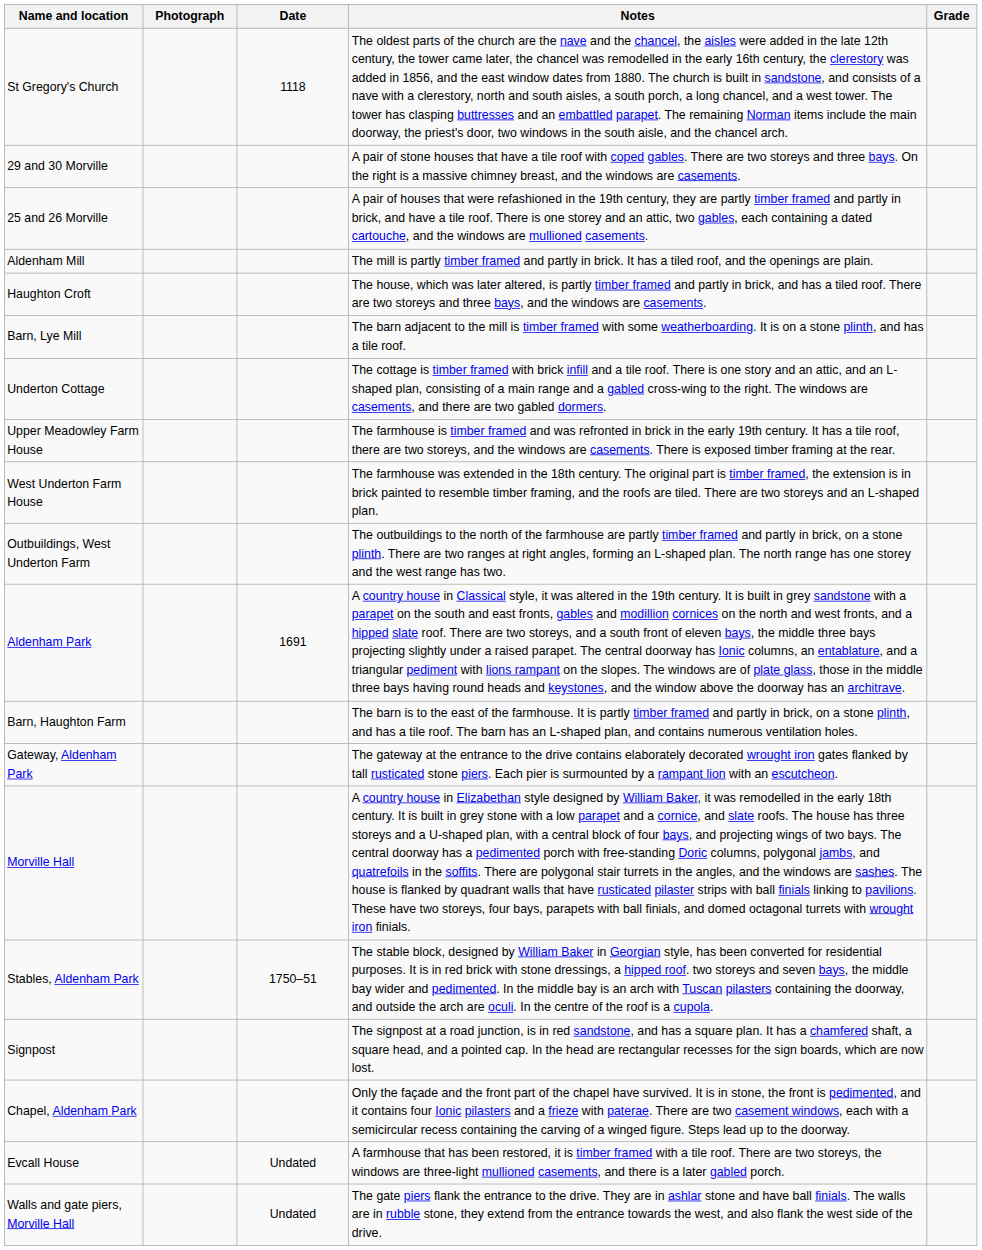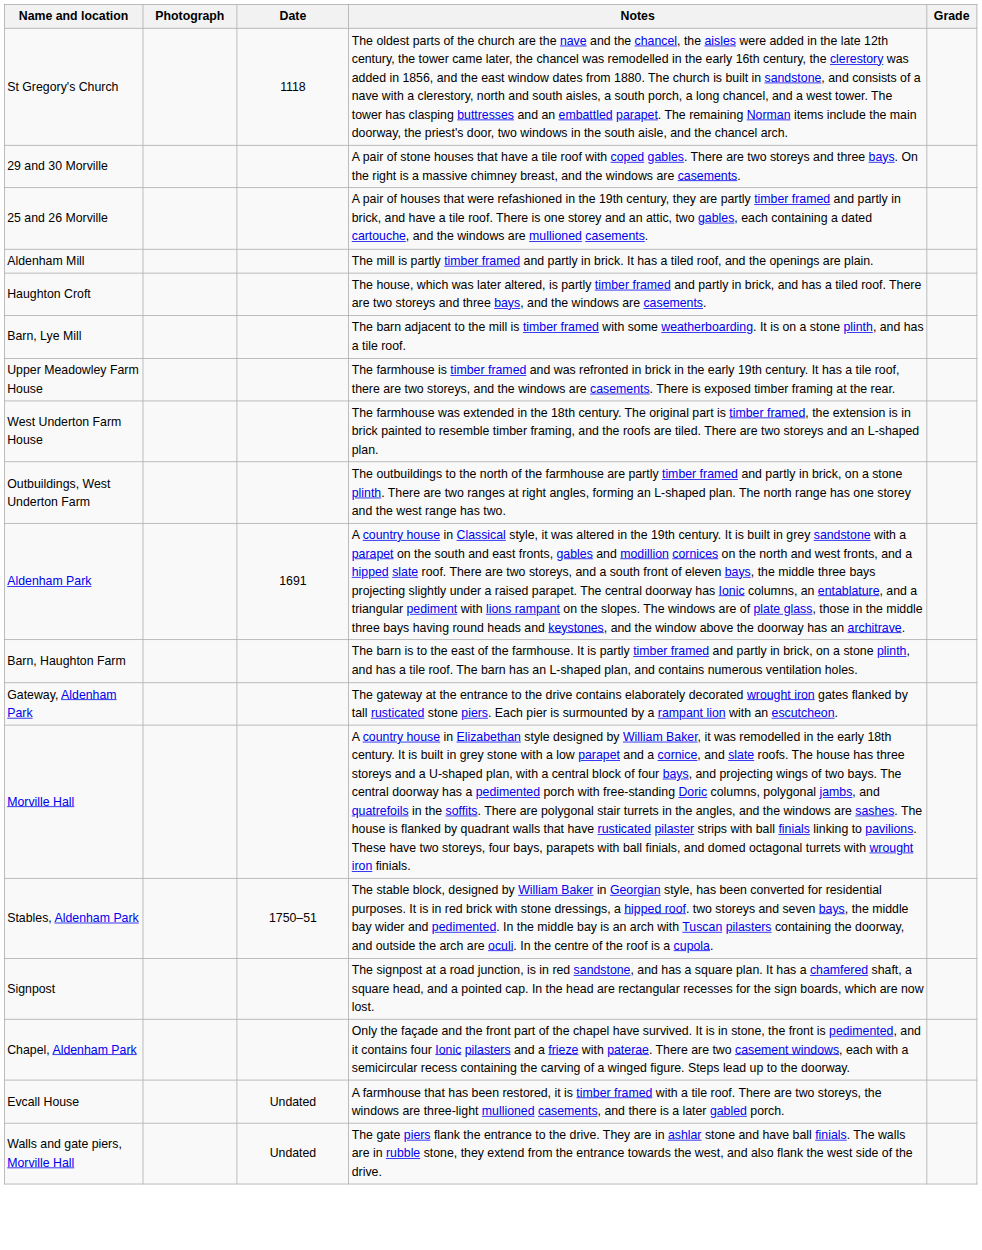- row: (56, 388)
